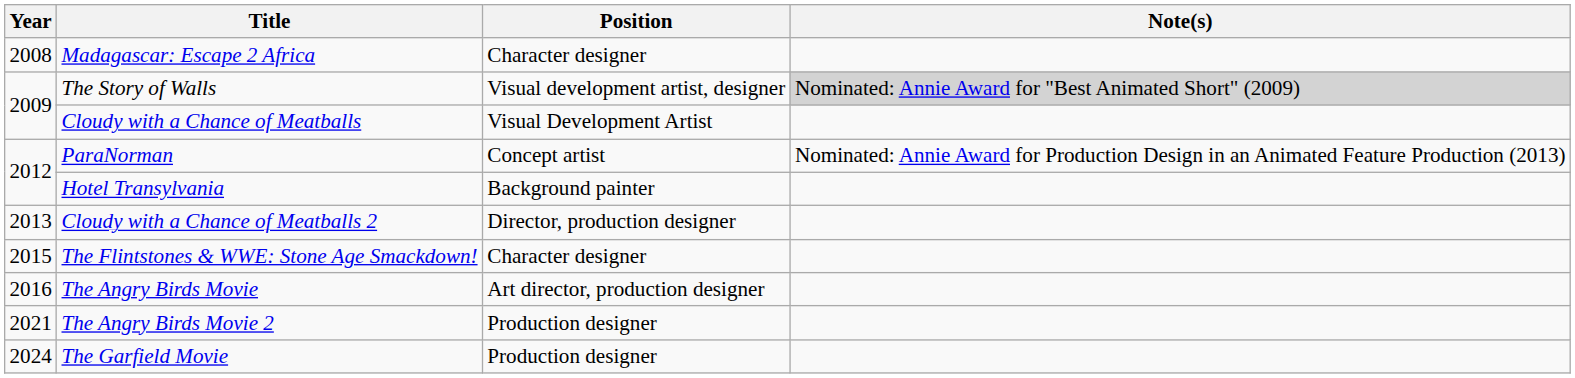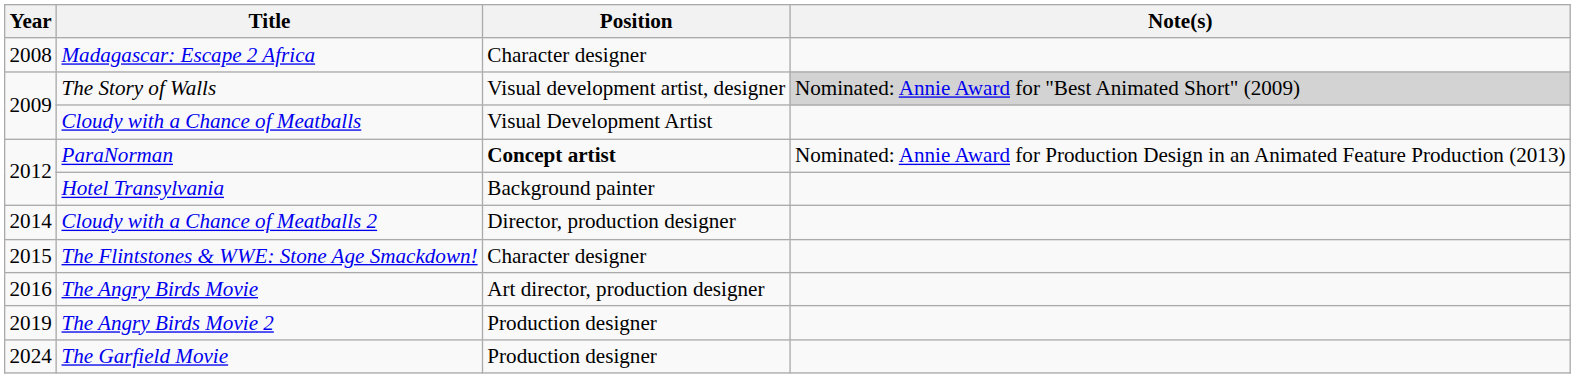(546, 155) normal -> (552, 155) bold
(31, 222) 2013 -> (31, 222) 2014
(31, 322) 2021 -> (31, 322) 2019
